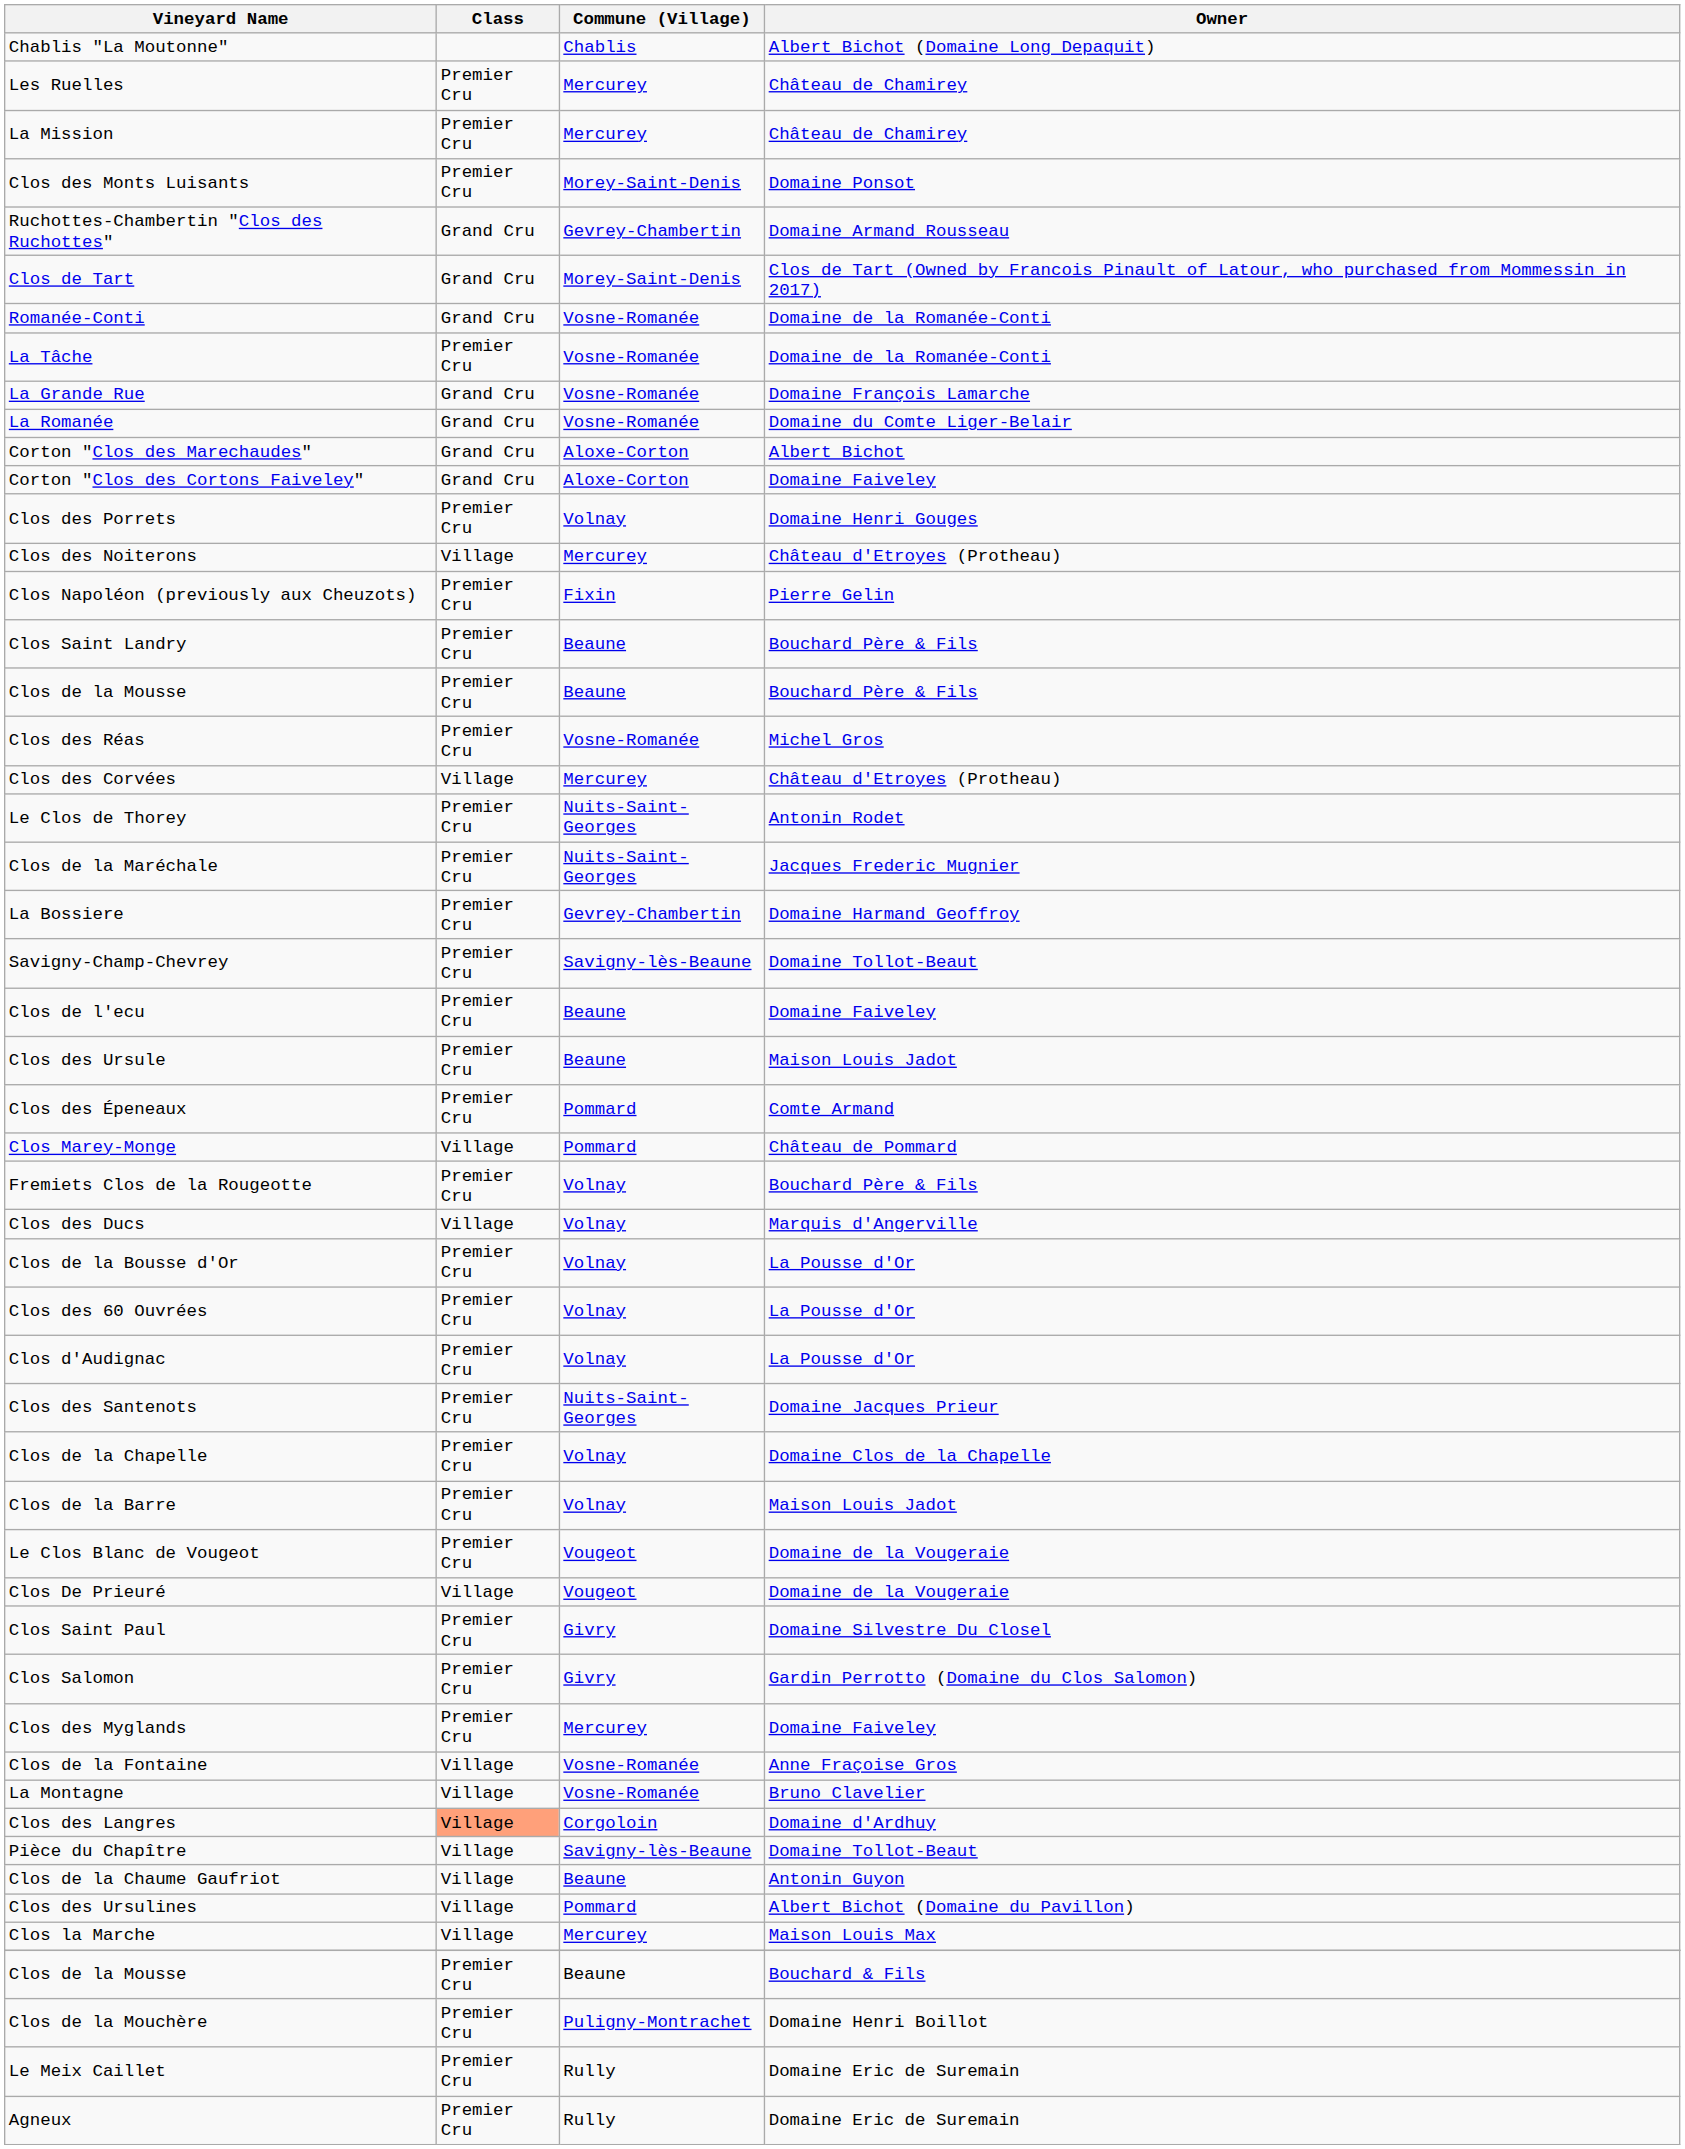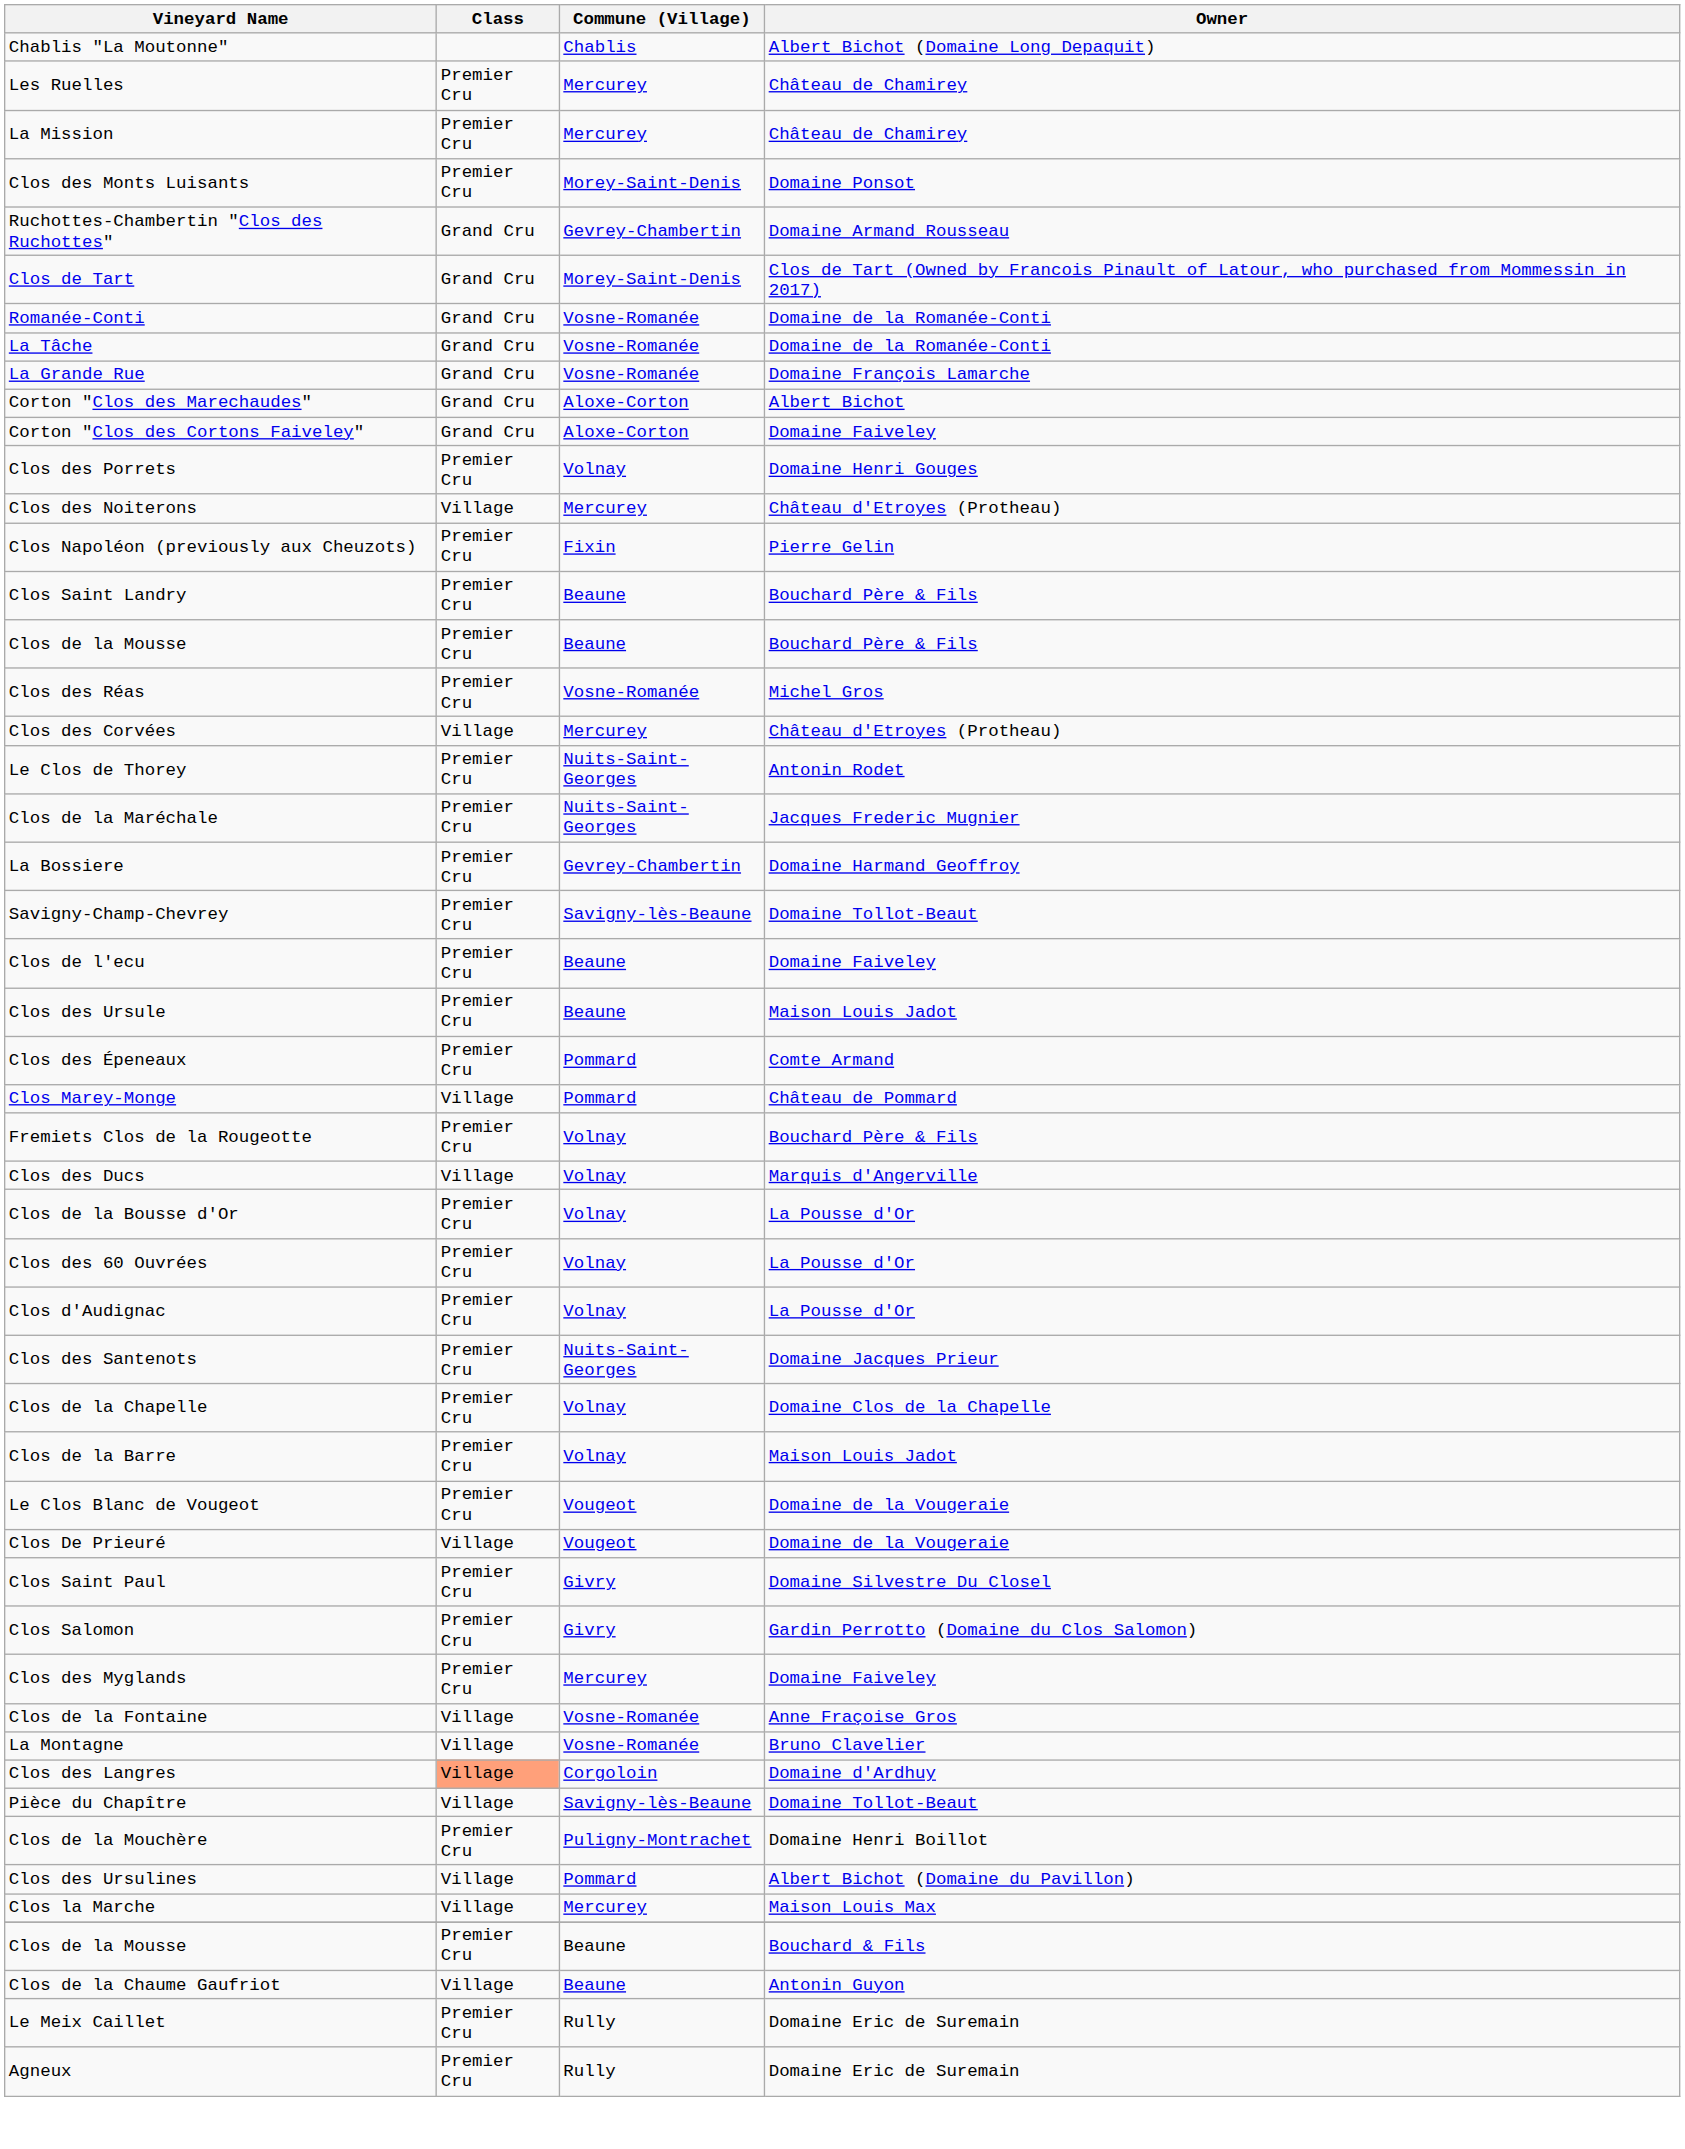(477, 357) Premier Cru -> (488, 346) Grand Cru
- row: (61, 423)
rows swapped: (145, 1879) <-> (108, 2023)
